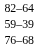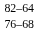- row: (19, 24)
